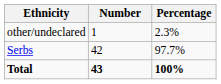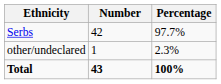rows swapped: (20, 50) <-> (46, 32)
